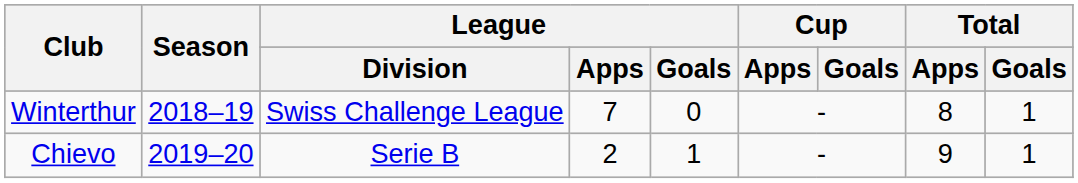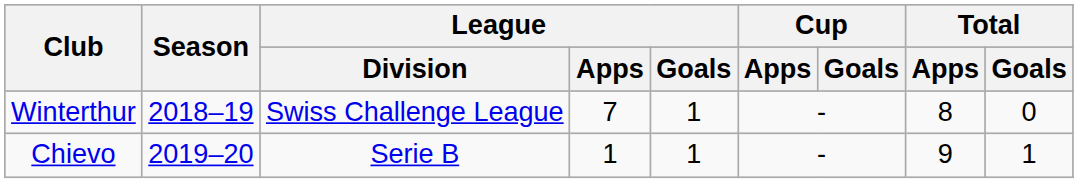(694, 111) 0 -> (694, 111) 1
(1029, 111) 1 -> (1029, 111) 0
(610, 154) 2 -> (610, 154) 1
